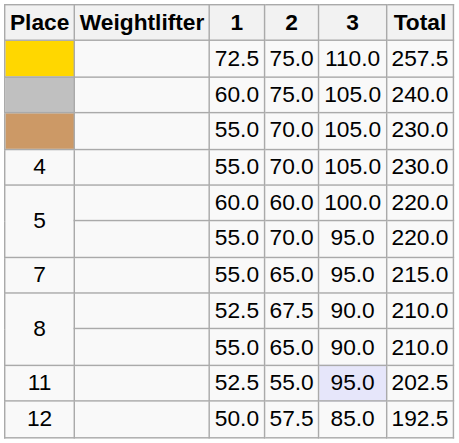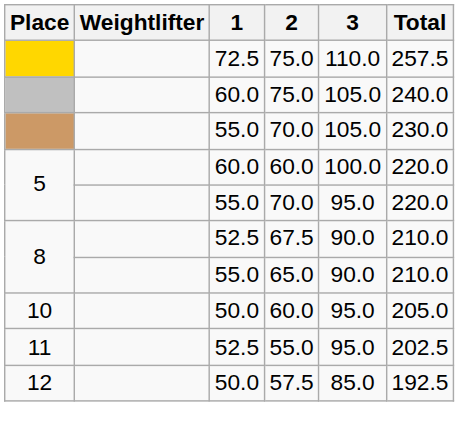- row: (40, 166)
- row: (40, 274)
+ row: (40, 310)
(353, 382) lavender background -> (353, 346) no background
